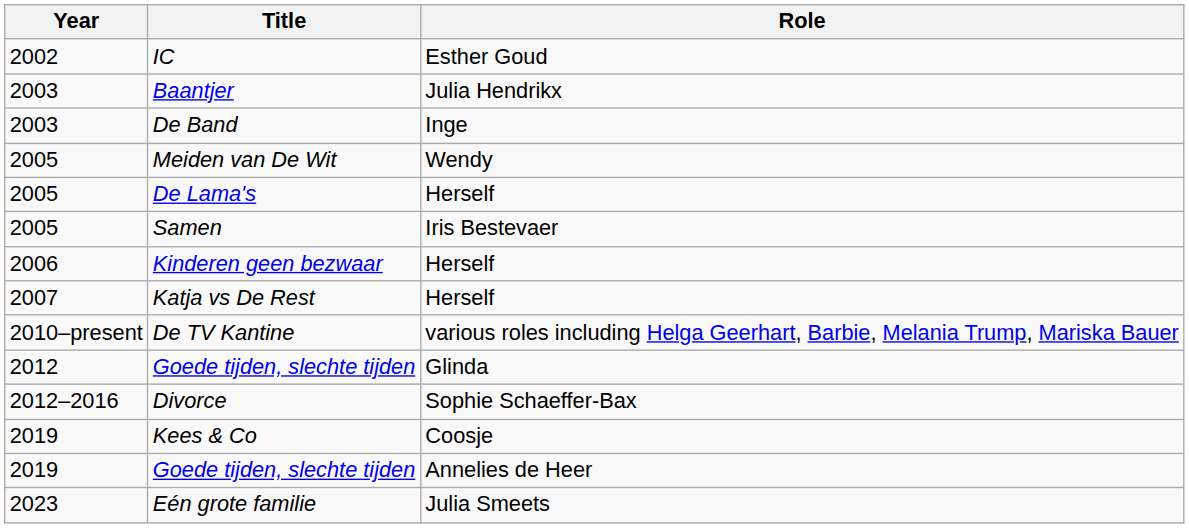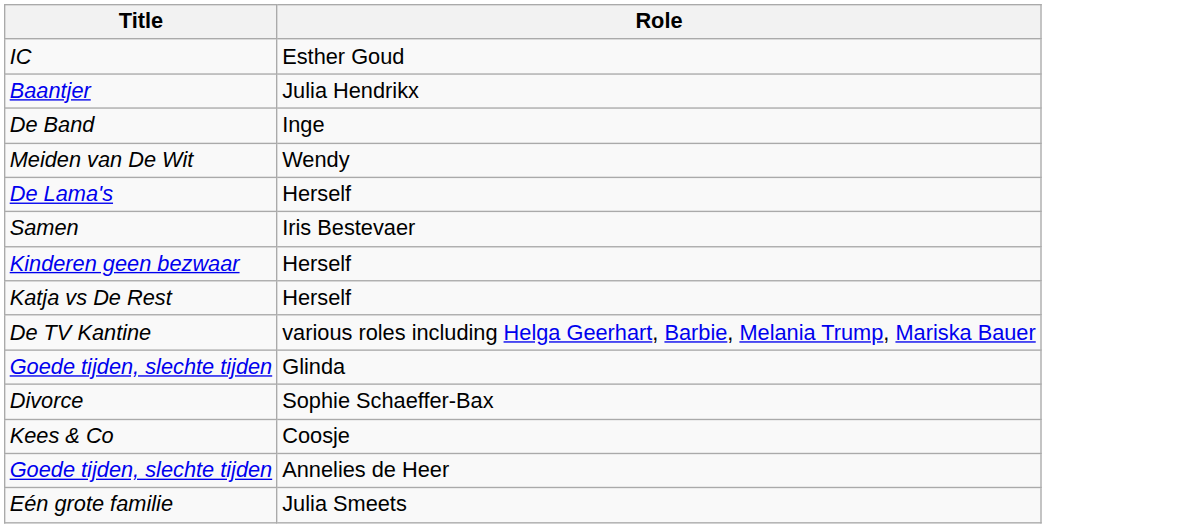- column: (76, 21)
